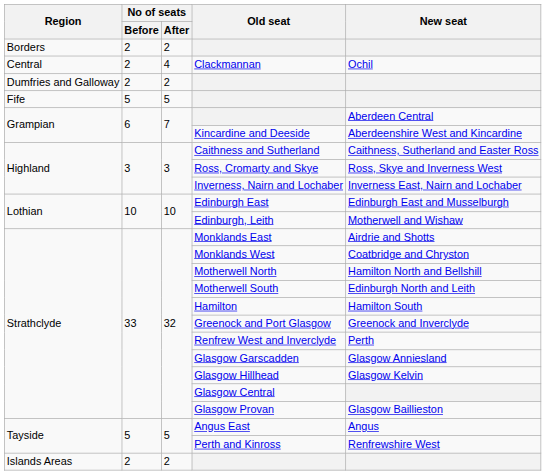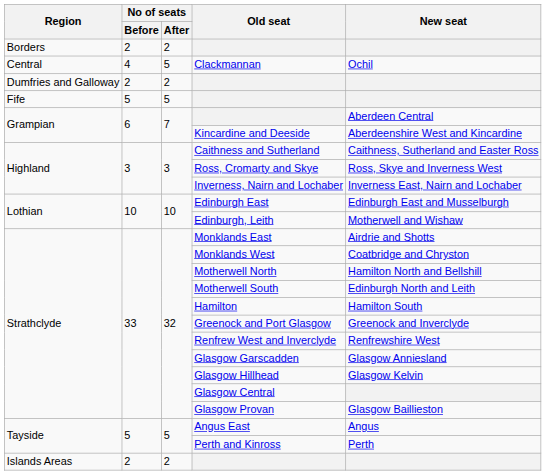(127, 64) 2 -> (127, 64) 4
(167, 64) 4 -> (167, 64) 5
(361, 340) Perth -> (394, 340) Renfrewshire West
(394, 444) Renfrewshire West -> (361, 444) Perth
